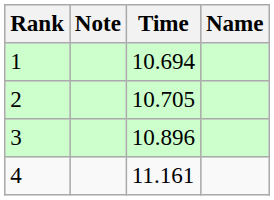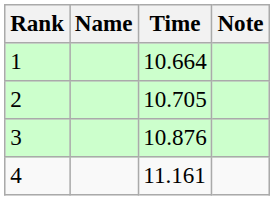columns swapped: (235, 23) <-> (98, 23)
(163, 61) 10.694 -> (175, 61) 10.664
(163, 138) 10.896 -> (175, 138) 10.876
